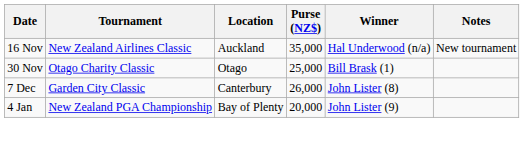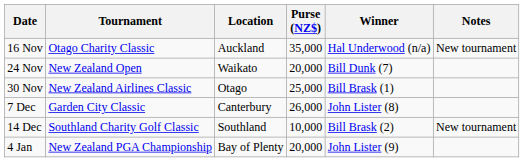(120, 48) New Zealand Airlines Classic -> (101, 48) Otago Charity Classic
+ row: (25, 68)
(101, 68) Otago Charity Classic -> (120, 88) New Zealand Airlines Classic
+ row: (24, 127)
